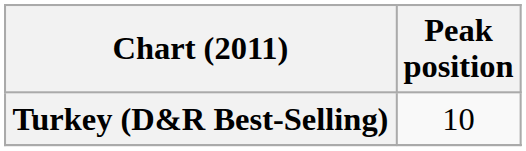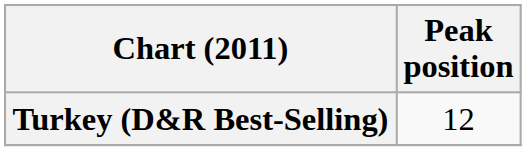(458, 118) 10 -> (458, 118) 12
